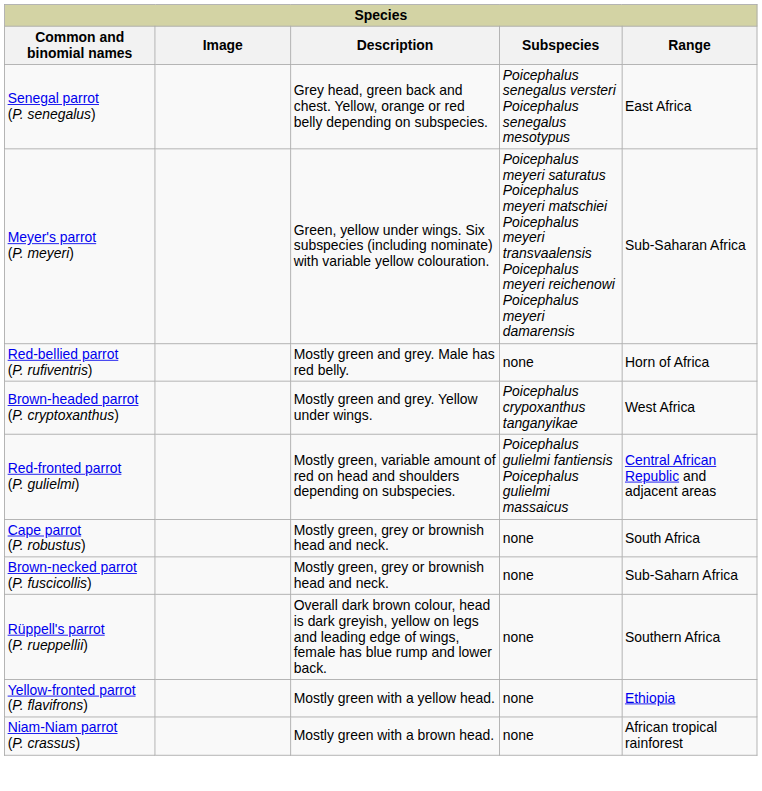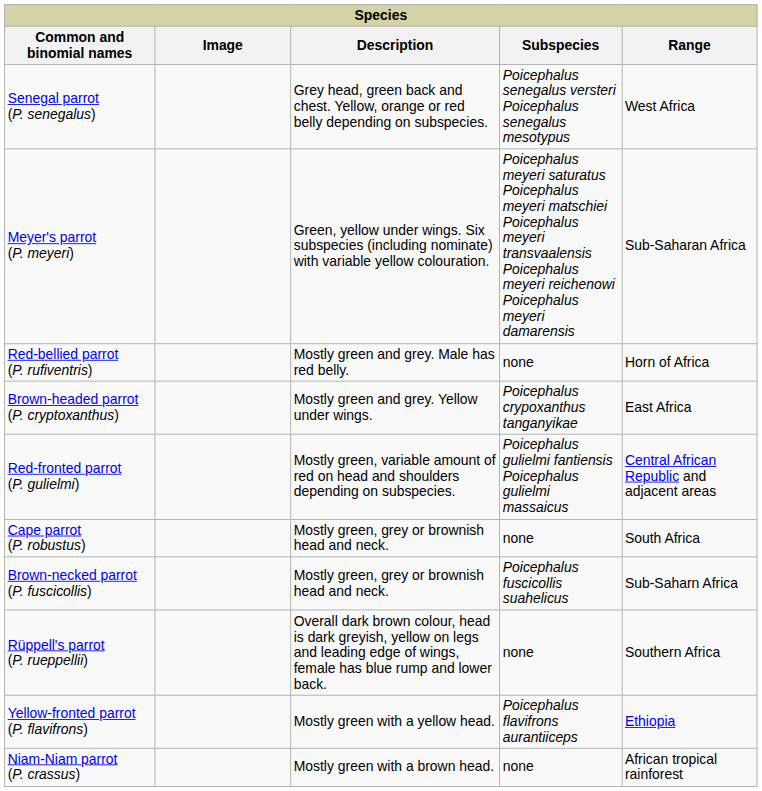(658, 106) East Africa -> (660, 106) West Africa
(660, 407) West Africa -> (658, 407) East Africa
(518, 575) none -> (541, 583) Poicephalus fuscicollis suahelicus
(518, 698) none -> (541, 721) Poicephalus flavifrons aurantiiceps
